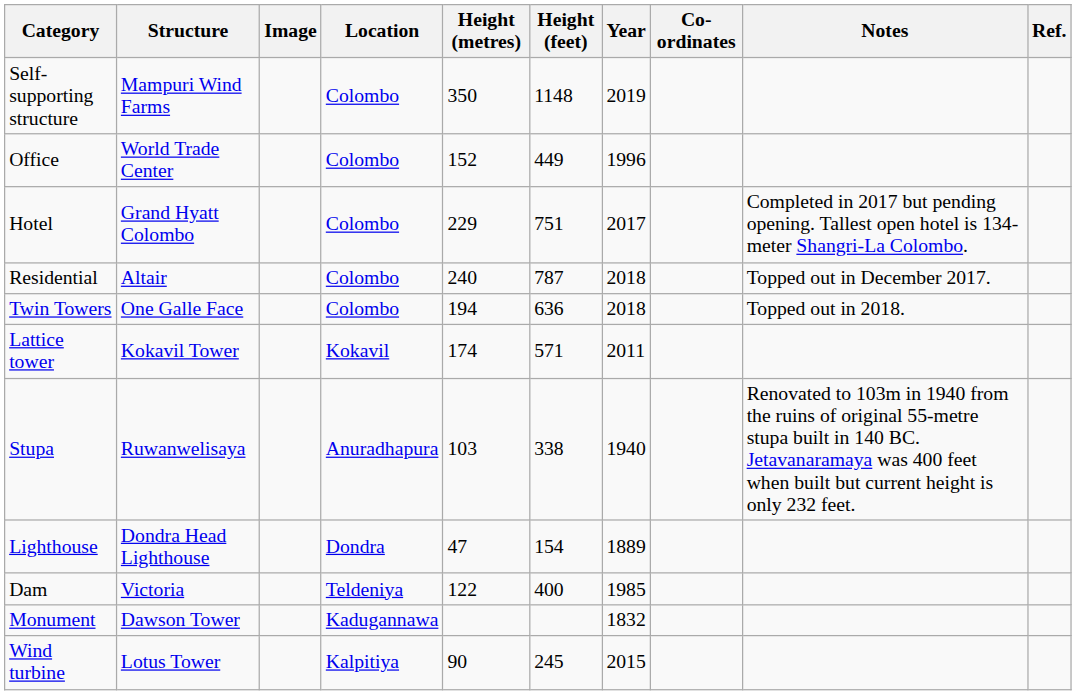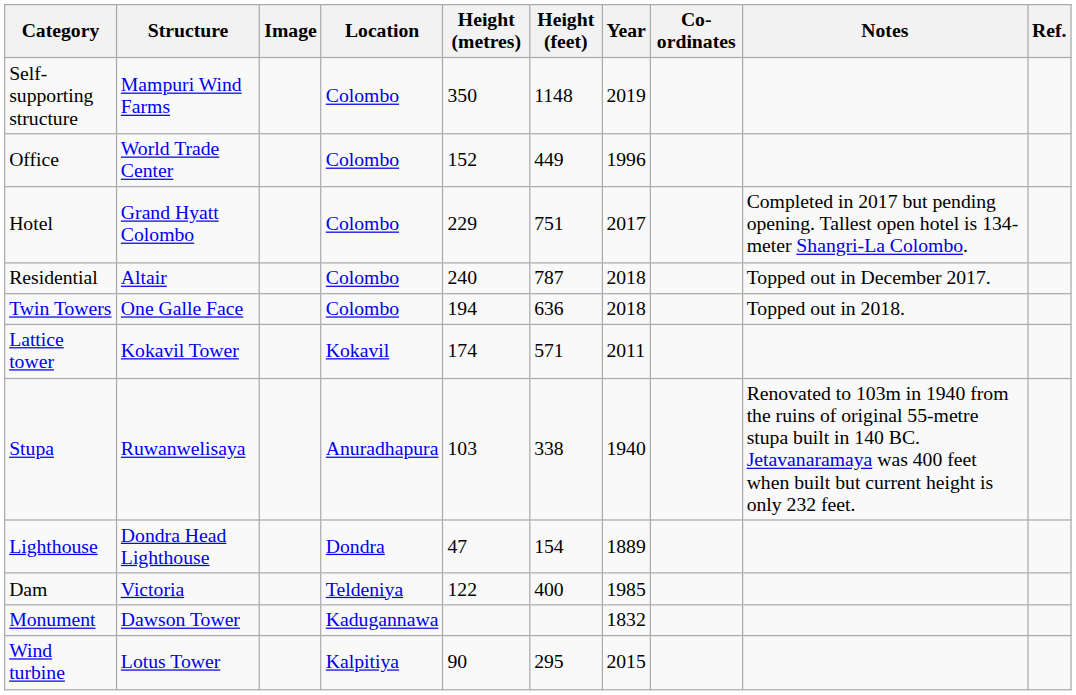(549, 662) 245 -> (549, 662) 295
